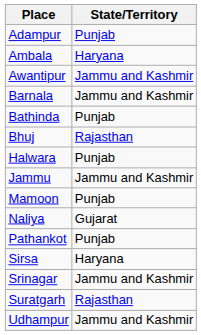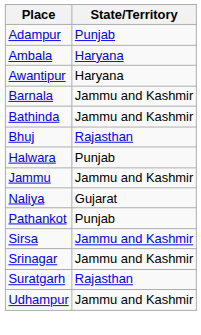(134, 76) Jammu and Kashmir -> (99, 76) Haryana
(95, 116) Punjab -> (134, 116) Jammu and Kashmir
- row: (34, 198)
(99, 259) Haryana -> (134, 239) Jammu and Kashmir
